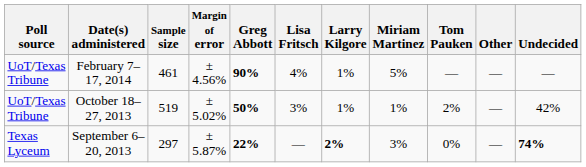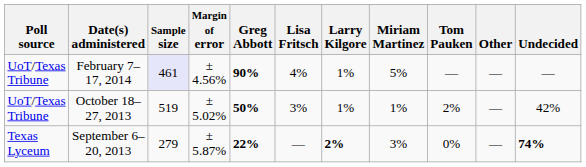(168, 72) no background -> (168, 72) lavender background
(168, 143) 297 -> (168, 143) 279
